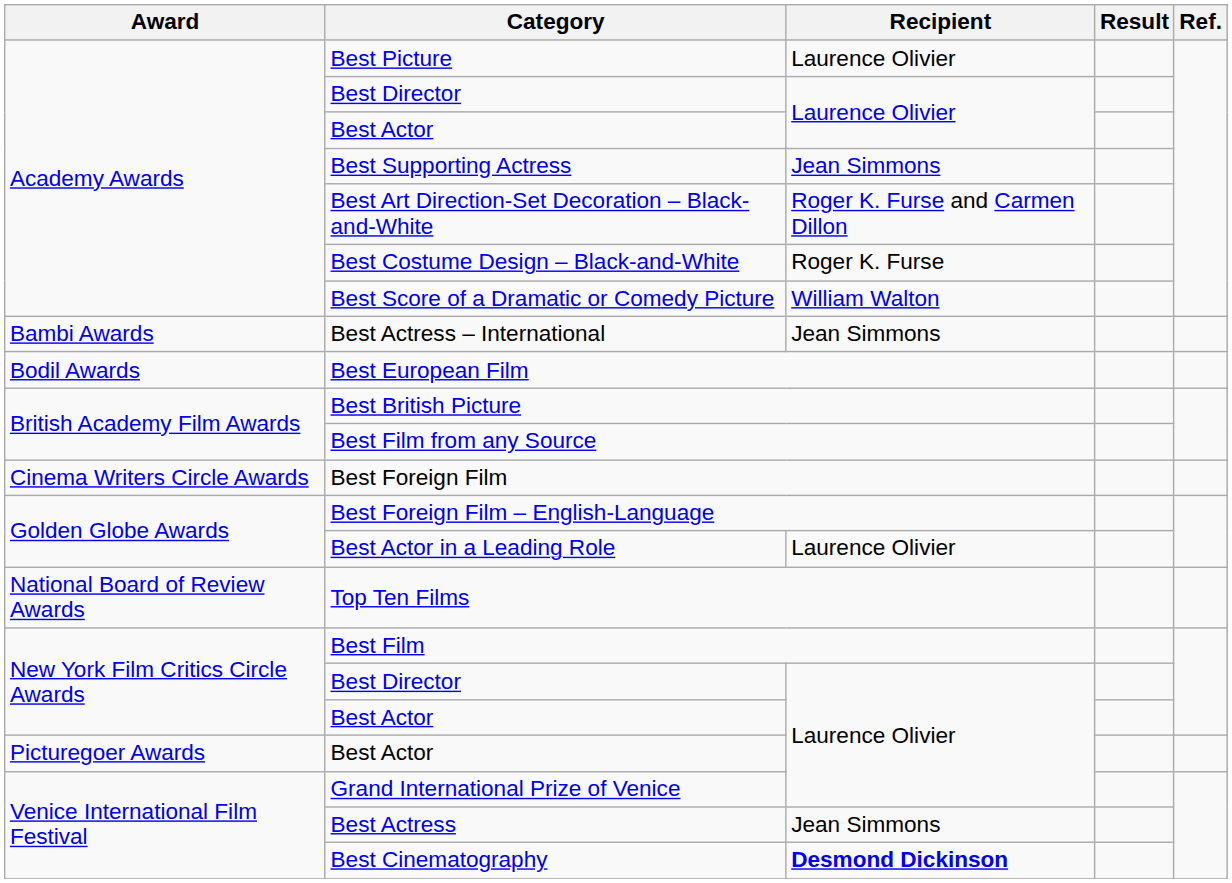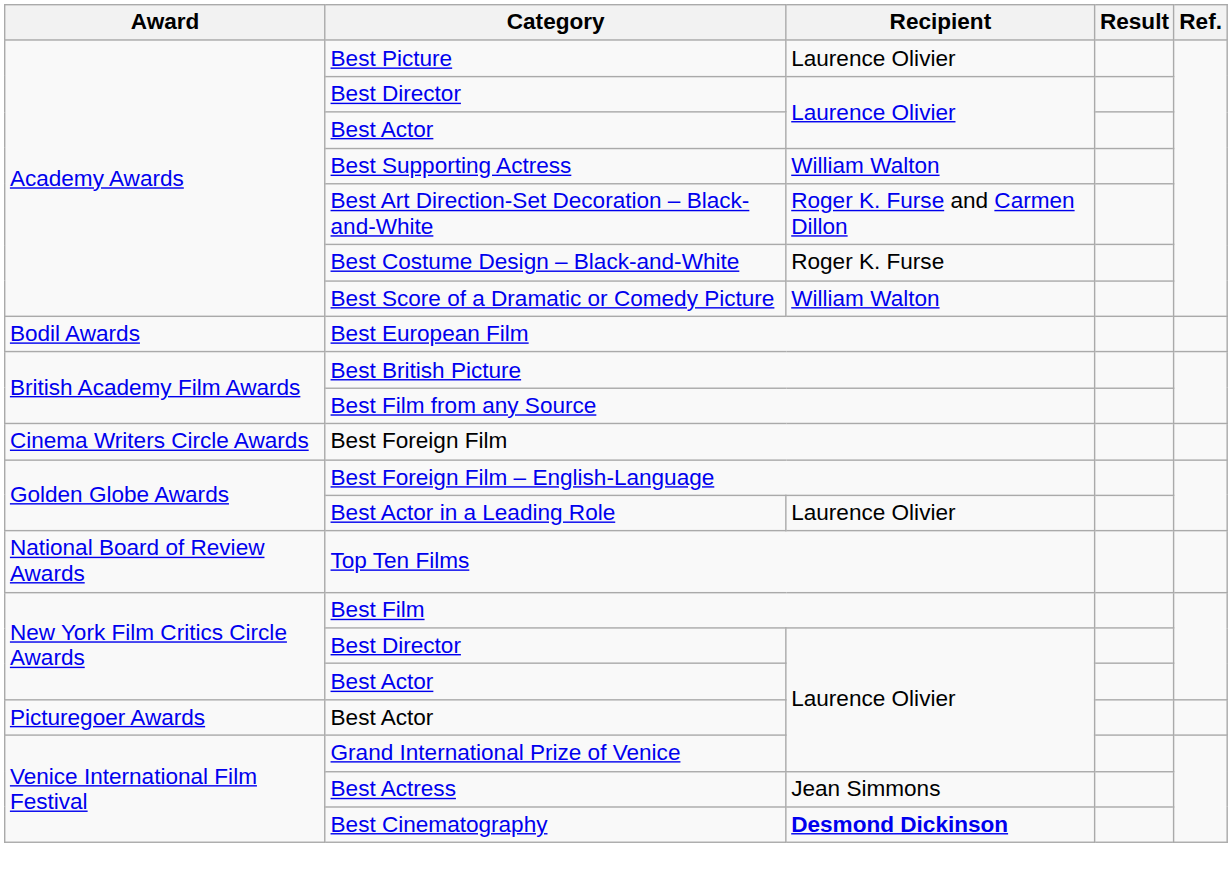(866, 165) Jean Simmons -> (865, 165) William Walton
- row: (82, 333)
